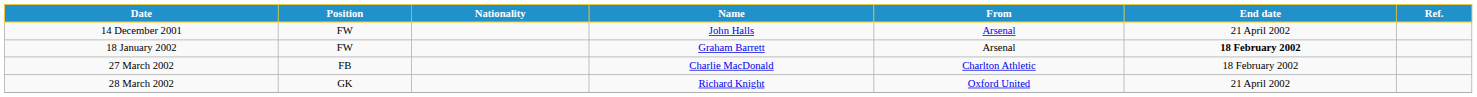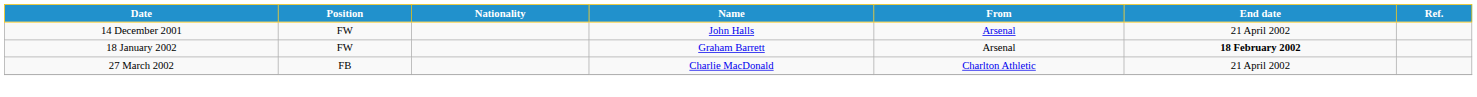(1260, 66) 18 February 2002 -> (1260, 66) 21 April 2002
- row: (141, 83)
